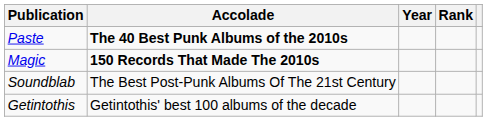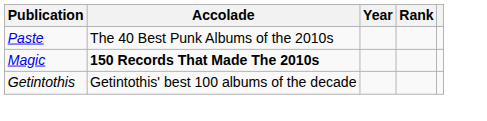(219, 37) bold -> (212, 37) normal
- row: (41, 82)
